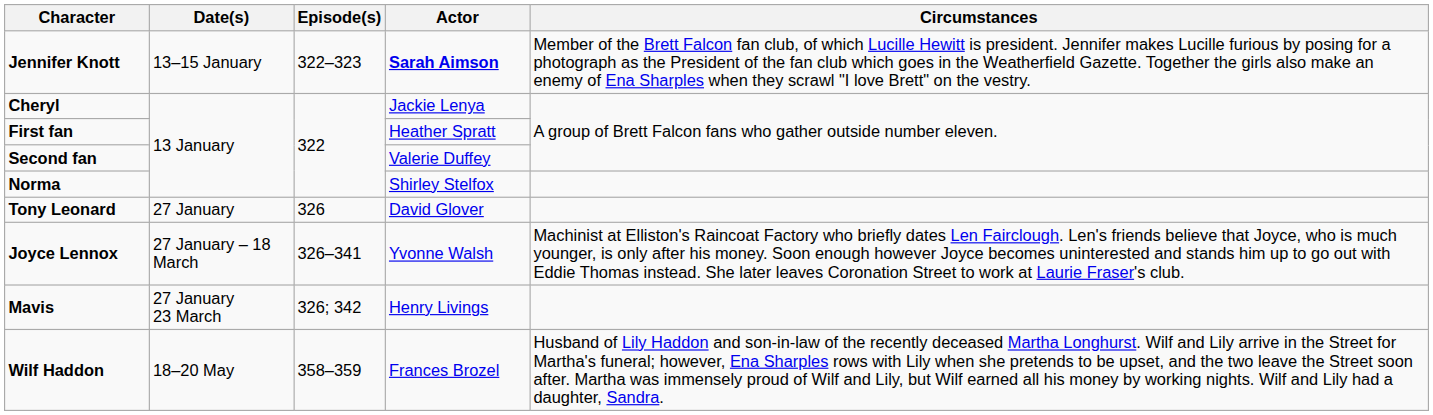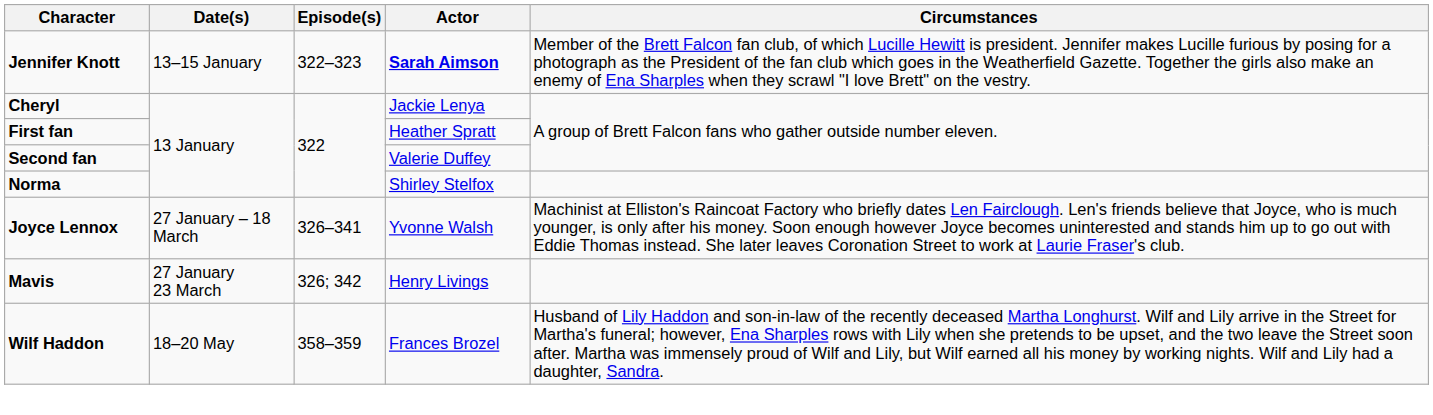- row: (62, 210)
